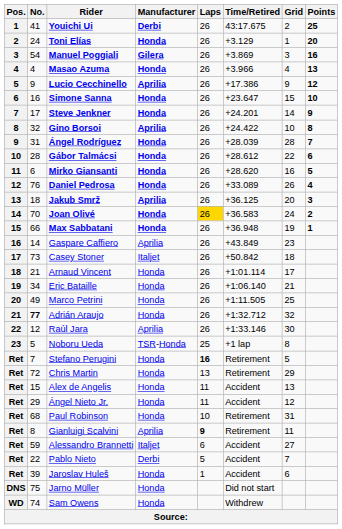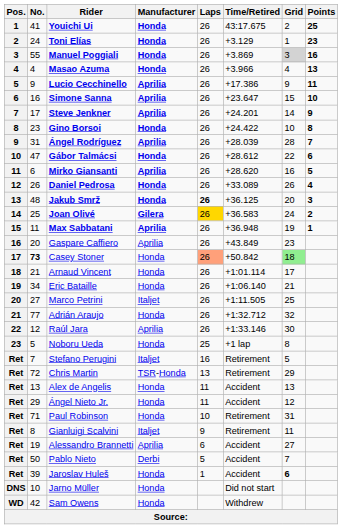(149, 26) Derbi -> (152, 26) Honda
(312, 41) 20 -> (312, 41) 23
(35, 55) 54 -> (35, 55) 55
(151, 55) Gilera -> (152, 55) Honda
(287, 55) no background -> (287, 55) lightgrey background
(312, 84) 12 -> (312, 84) 11
(152, 98) Honda -> (152, 98) Aprilia
(152, 113) Honda -> (152, 113) Aprilia
(35, 127) 32 -> (35, 127) 23
(152, 127) Aprilia -> (152, 127) Honda
(152, 142) Honda -> (152, 142) Aprilia
(35, 156) 28 -> (35, 156) 47
(152, 171) Honda -> (152, 171) Aprilia
(35, 185) 76 -> (35, 185) 26
(35, 199) 18 -> (35, 199) 48
(152, 199) Aprilia -> (152, 199) Honda
(205, 199) normal -> (205, 199) bold
(35, 214) 70 -> (35, 214) 25
(152, 214) Honda -> (151, 214) Gilera
(35, 228) 66 -> (35, 228) 11
(152, 228) Honda -> (152, 228) Aprilia
(35, 243) 14 -> (35, 243) 20
(35, 257) normal -> (35, 257) bold
(149, 257) Italjet -> (151, 257) Honda
(205, 257) no background -> (205, 257) lightsalmon background
(289, 257) no background -> (289, 257) lightgreen background
(35, 300) 49 -> (35, 300) 27
(151, 300) Honda -> (149, 300) Italjet
(35, 315) bold -> (35, 315) normal
(162, 344) TSR-Honda -> (151, 344) Honda
(151, 358) Honda -> (149, 358) Italjet
(205, 358) bold -> (205, 358) normal
(151, 373) Honda -> (162, 373) TSR-Honda
(35, 387) 15 -> (35, 387) 13
(35, 416) 68 -> (35, 416) 71
(150, 430) Aprilia -> (149, 430) Italjet
(202, 430) bold -> (202, 430) normal
(35, 445) 59 -> (35, 445) 19
(149, 445) Italjet -> (150, 445) Aprilia
(35, 459) 22 -> (35, 459) 50
(287, 474) normal -> (287, 474) bold
(35, 488) 75 -> (35, 488) 10
(35, 503) 74 -> (35, 503) 42
